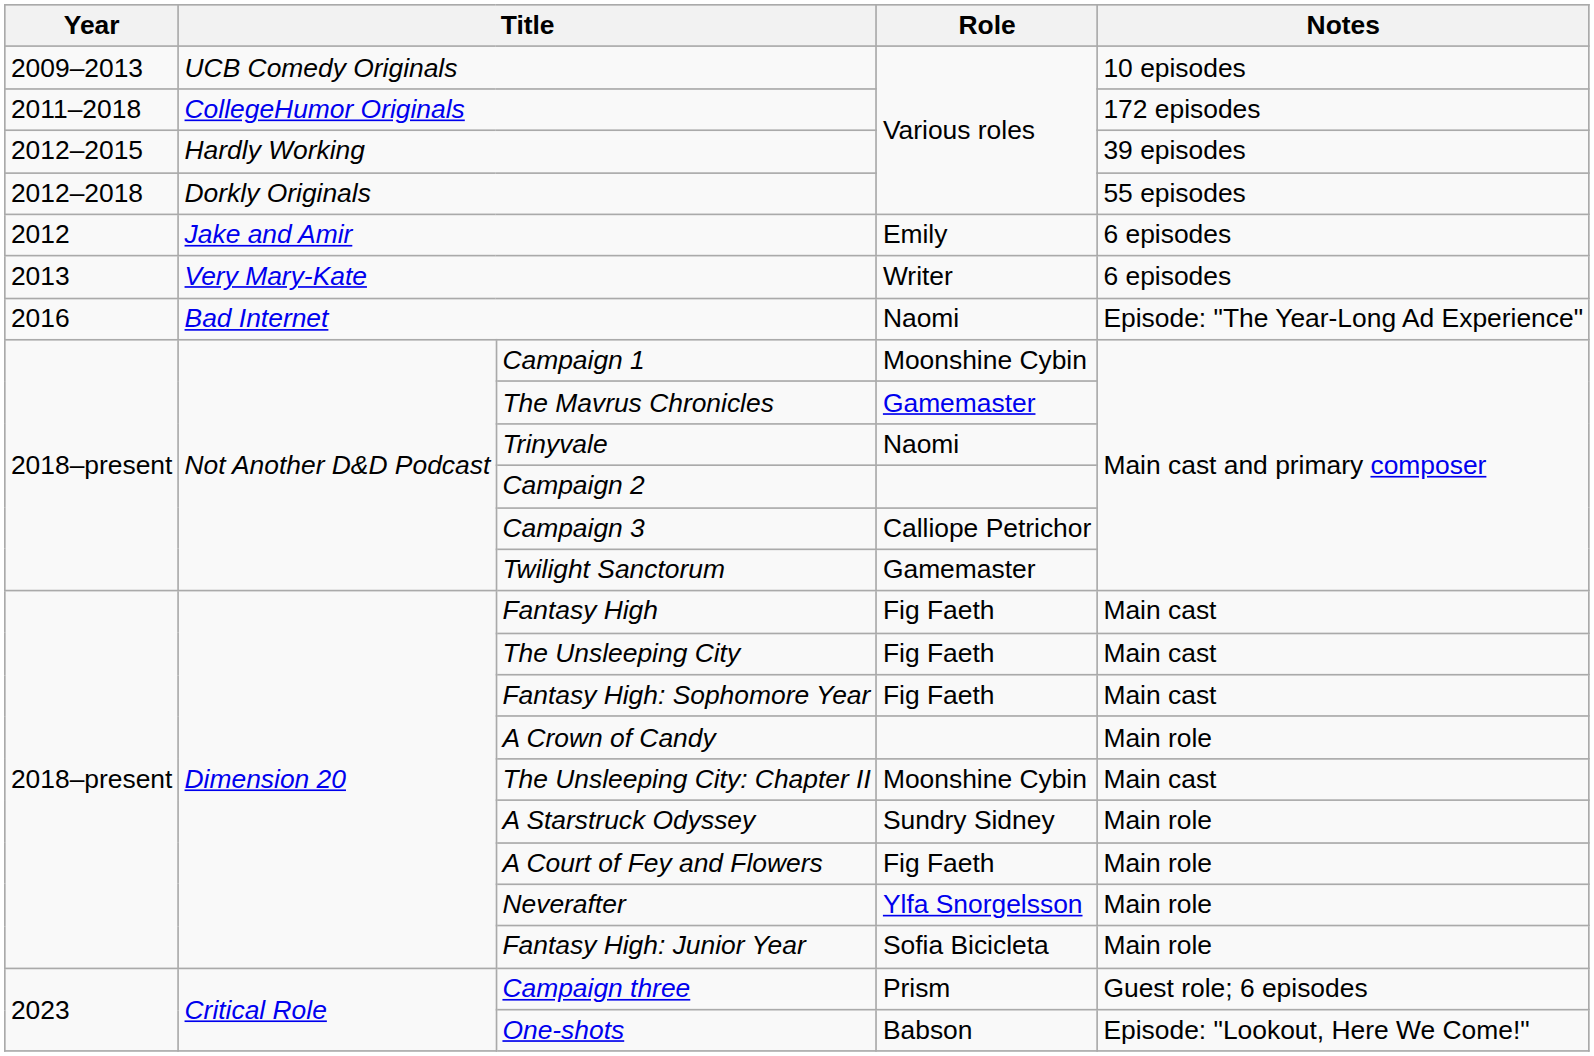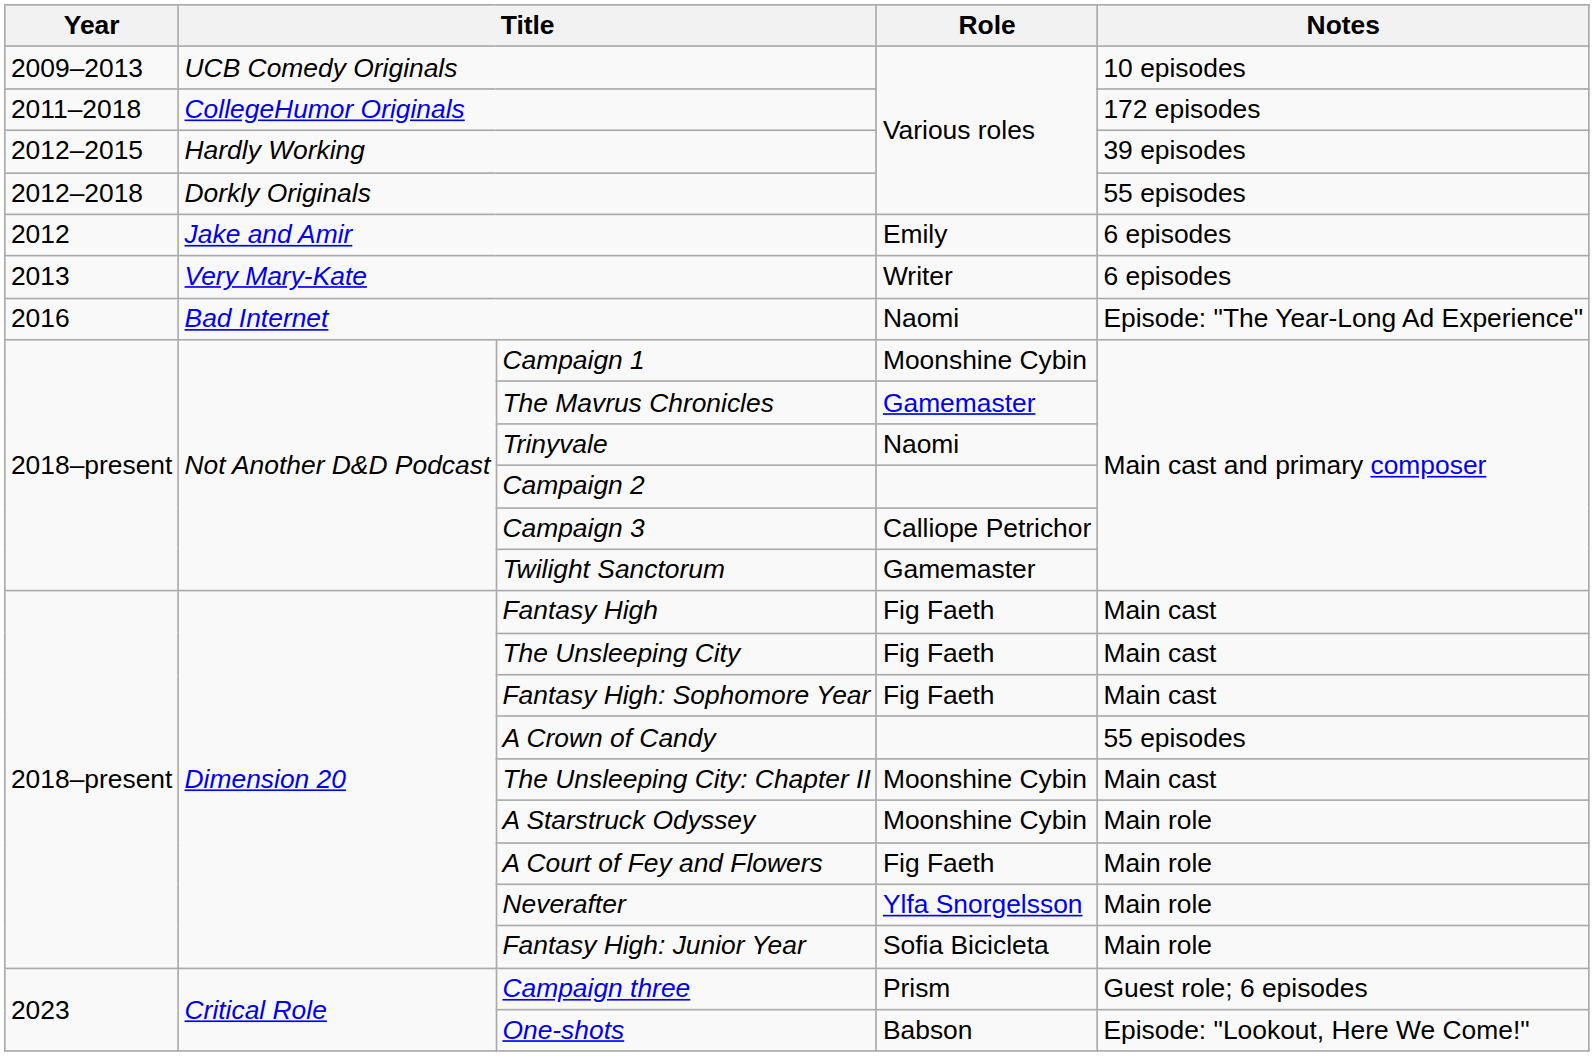(1158, 737) Main role -> (1175, 737) 55 episodes
(969, 820) Sundry Sidney -> (985, 820) Moonshine Cybin
